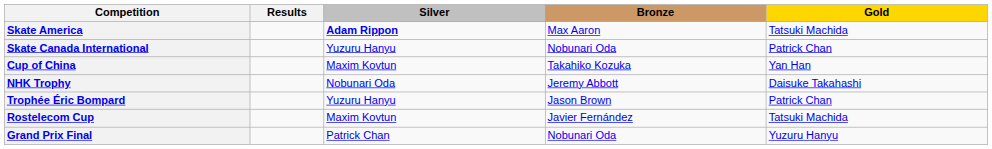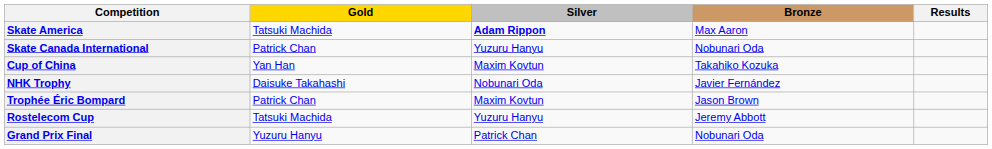columns swapped: (877, 13) <-> (287, 13)
(583, 83) Jeremy Abbott -> (738, 83) Javier Fernández
(361, 100) Yuzuru Hanyu -> (509, 100) Maxim Kovtun
(361, 118) Maxim Kovtun -> (508, 118) Yuzuru Hanyu
(590, 118) Javier Fernández -> (730, 118) Jeremy Abbott
